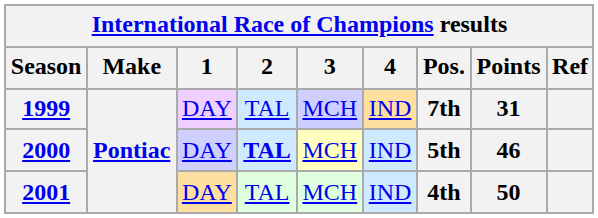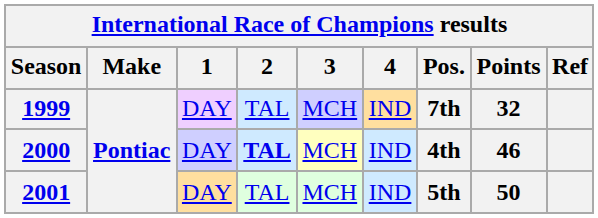(508, 108) 31 -> (508, 108) 32
(444, 149) 5th -> (444, 149) 4th
(444, 191) 4th -> (444, 191) 5th
